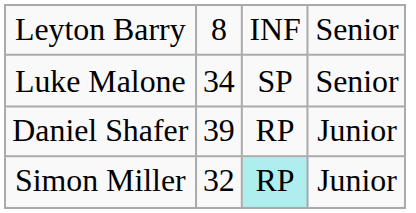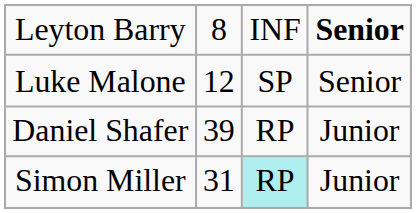(357, 29) normal -> (360, 29) bold
(219, 80) 34 -> (219, 80) 12
(219, 181) 32 -> (219, 181) 31
